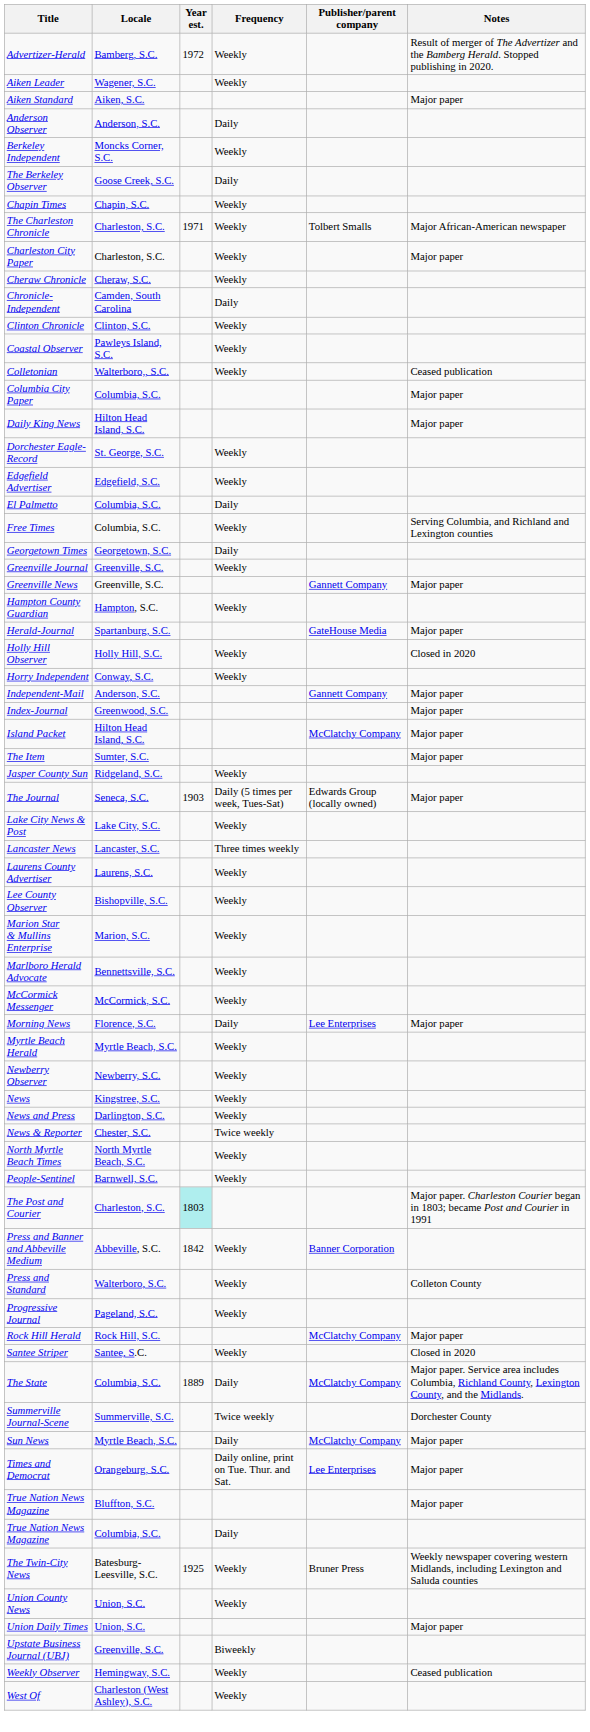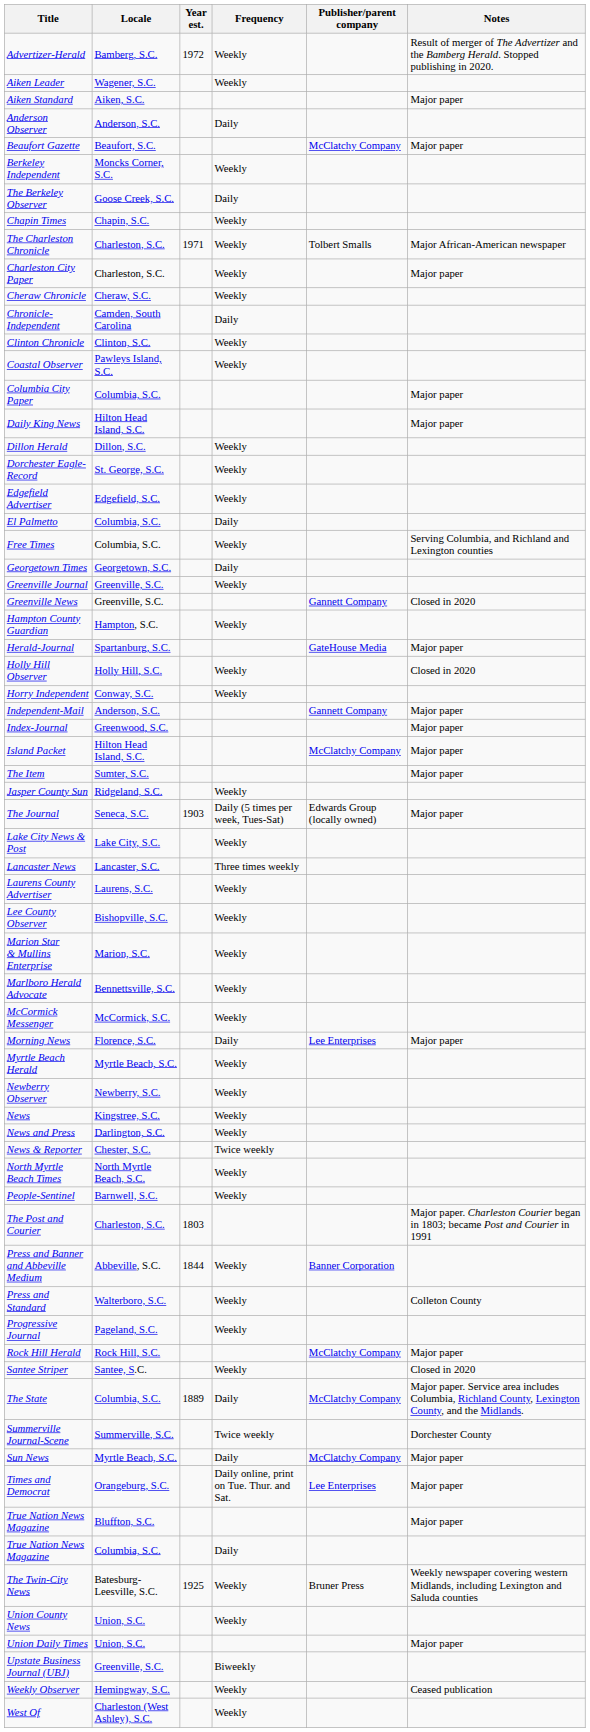+ row: (43, 146)
- row: (32, 371)
+ row: (37, 446)
(437, 584) Major paper -> (443, 601) Closed in 2020
(193, 1207) paleturquoise background -> (193, 1224) no background
(193, 1248) 1842 -> (193, 1265) 1844
